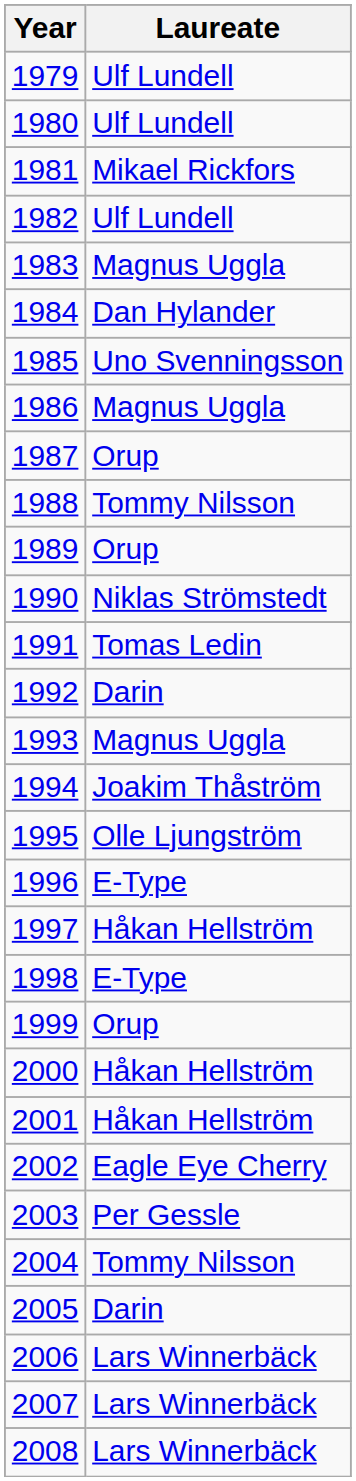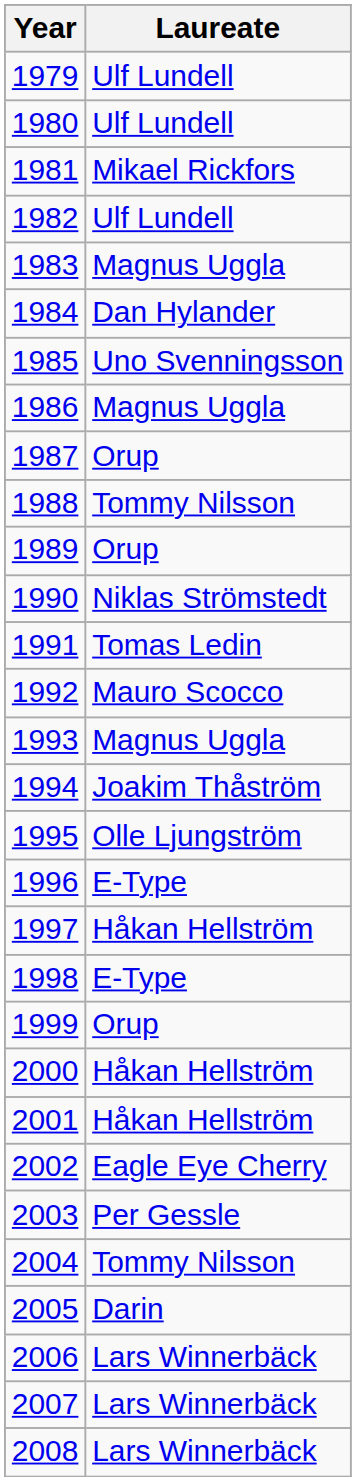(128, 692) Darin -> (188, 692) Mauro Scocco
